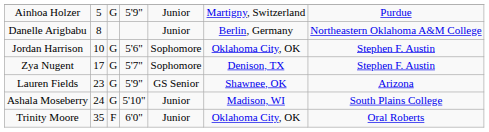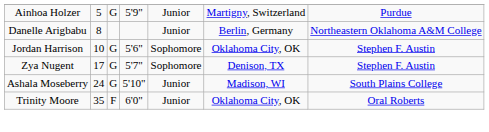- row: (48, 83)
